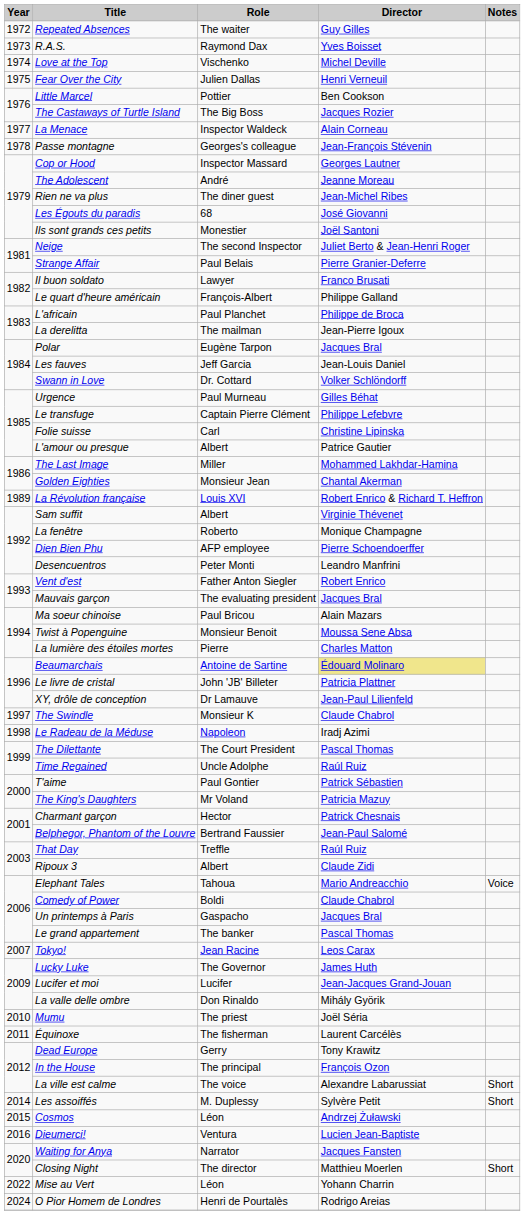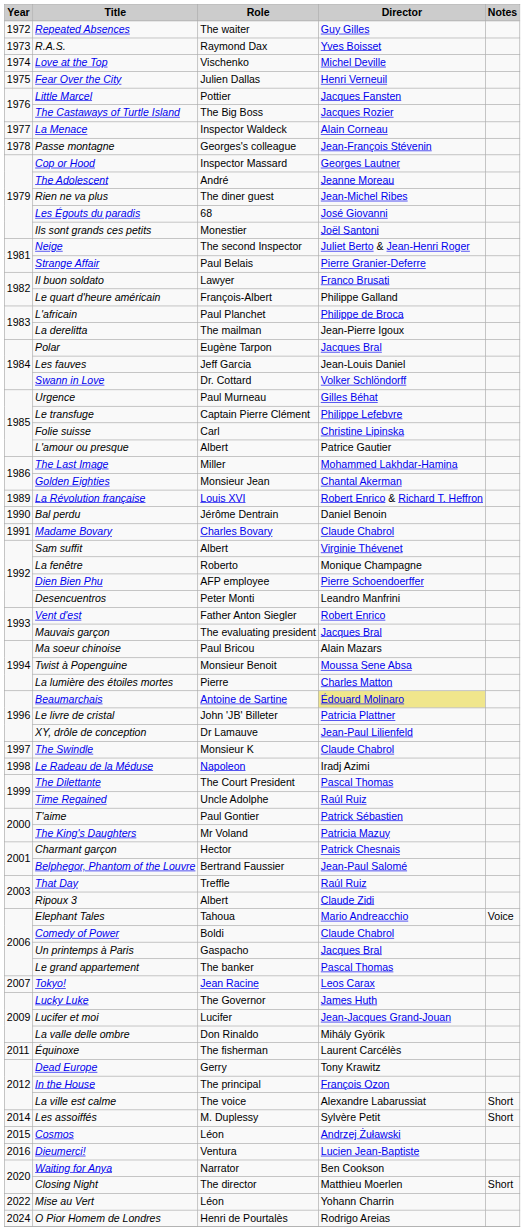(352, 96) Ben Cookson -> (361, 96) Jacques Fansten
+ row: (58, 515)
+ row: (74, 532)
- row: (50, 1017)
(361, 1151) Jacques Fansten -> (352, 1168) Ben Cookson
